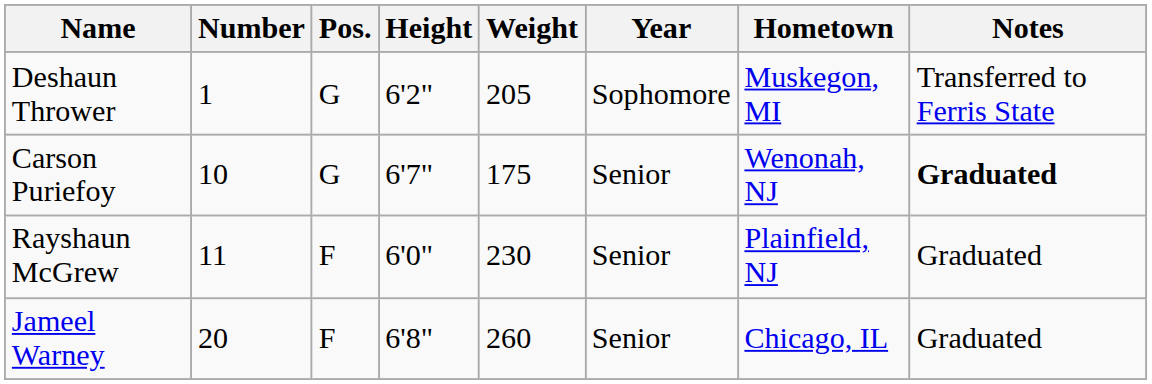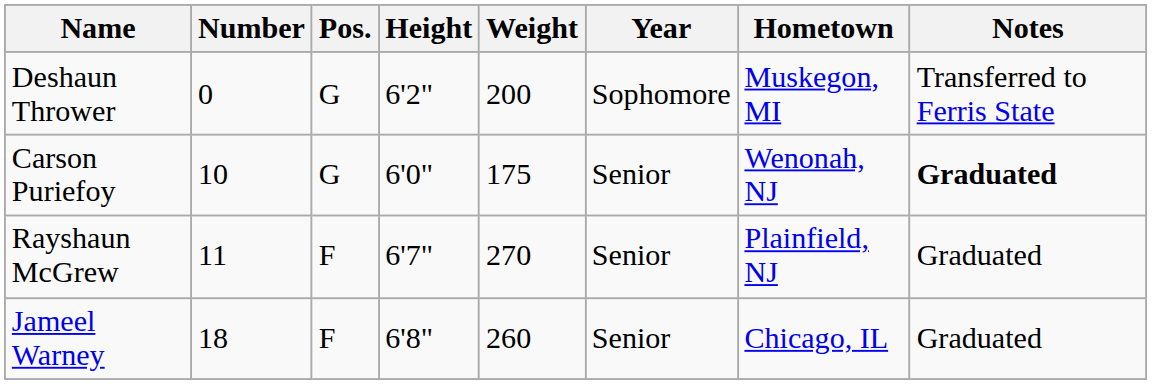(206, 92) 1 -> (206, 92) 0
(509, 92) 205 -> (509, 92) 200
(409, 174) 6'7" -> (409, 174) 6'0"
(409, 256) 6'0" -> (409, 256) 6'7"
(509, 256) 230 -> (509, 256) 270
(213, 337) 20 -> (213, 337) 18
